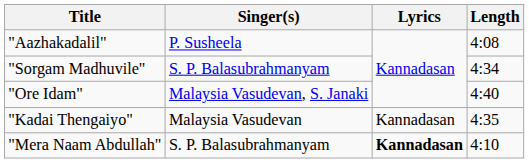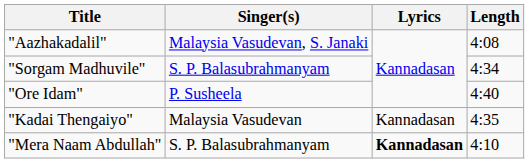(205, 42) P. Susheela -> (269, 42) Malaysia Vasudevan, S. Janaki
(269, 94) Malaysia Vasudevan, S. Janaki -> (205, 94) P. Susheela
